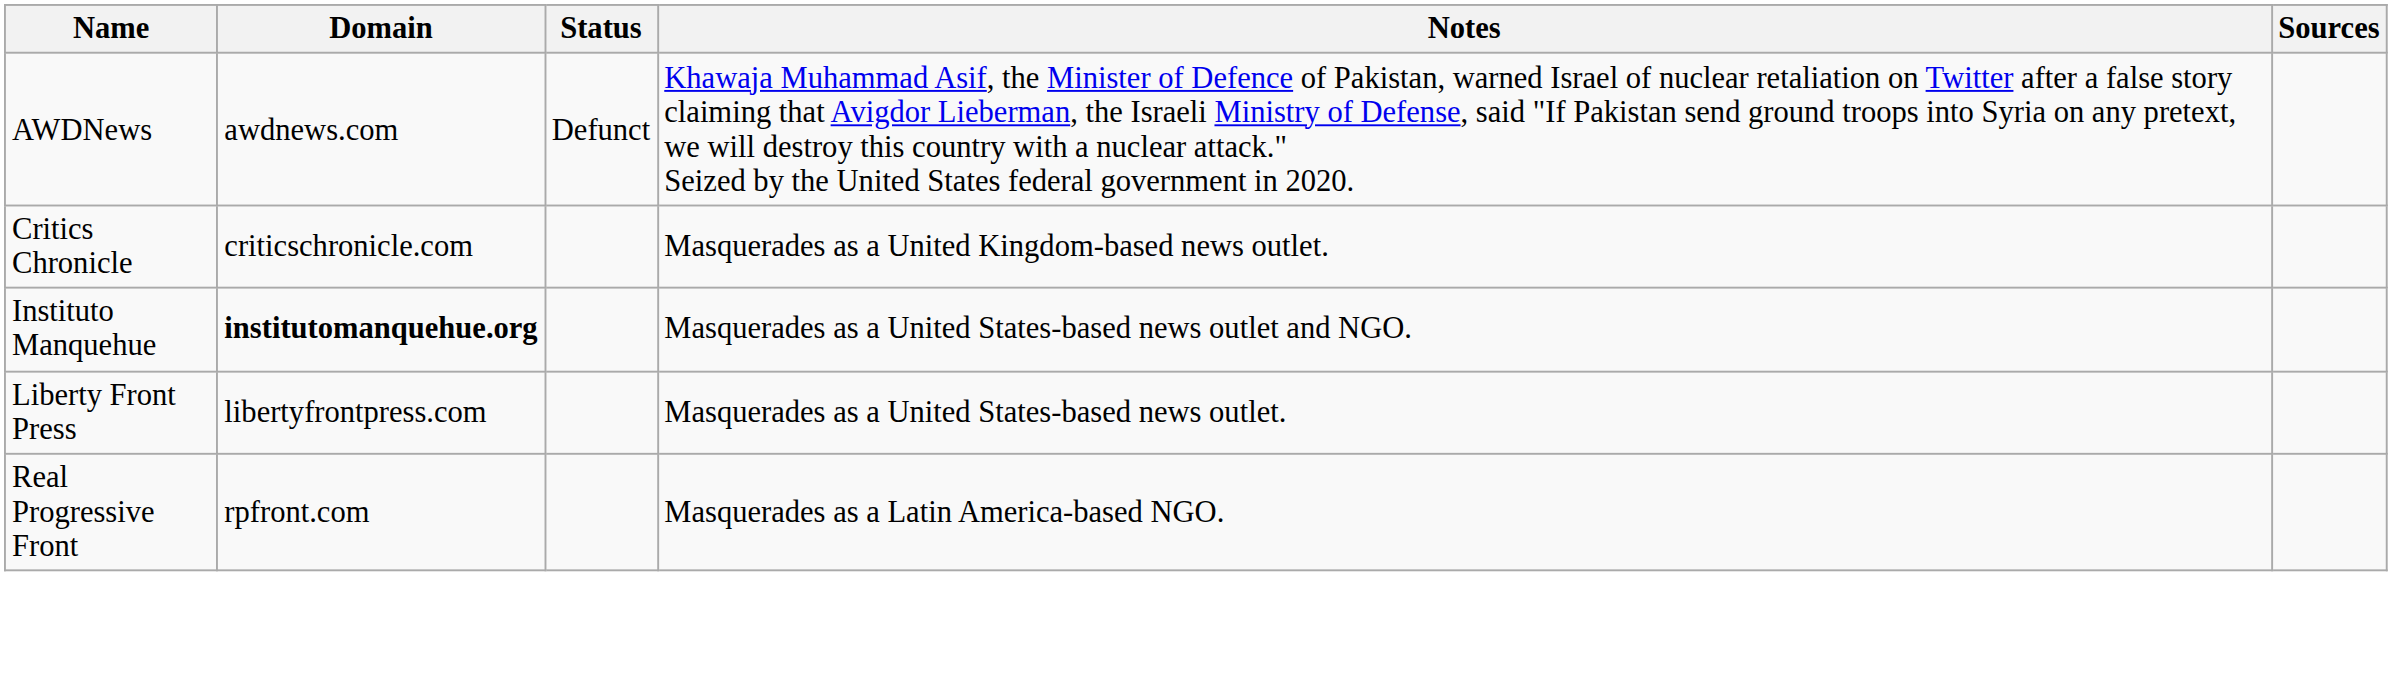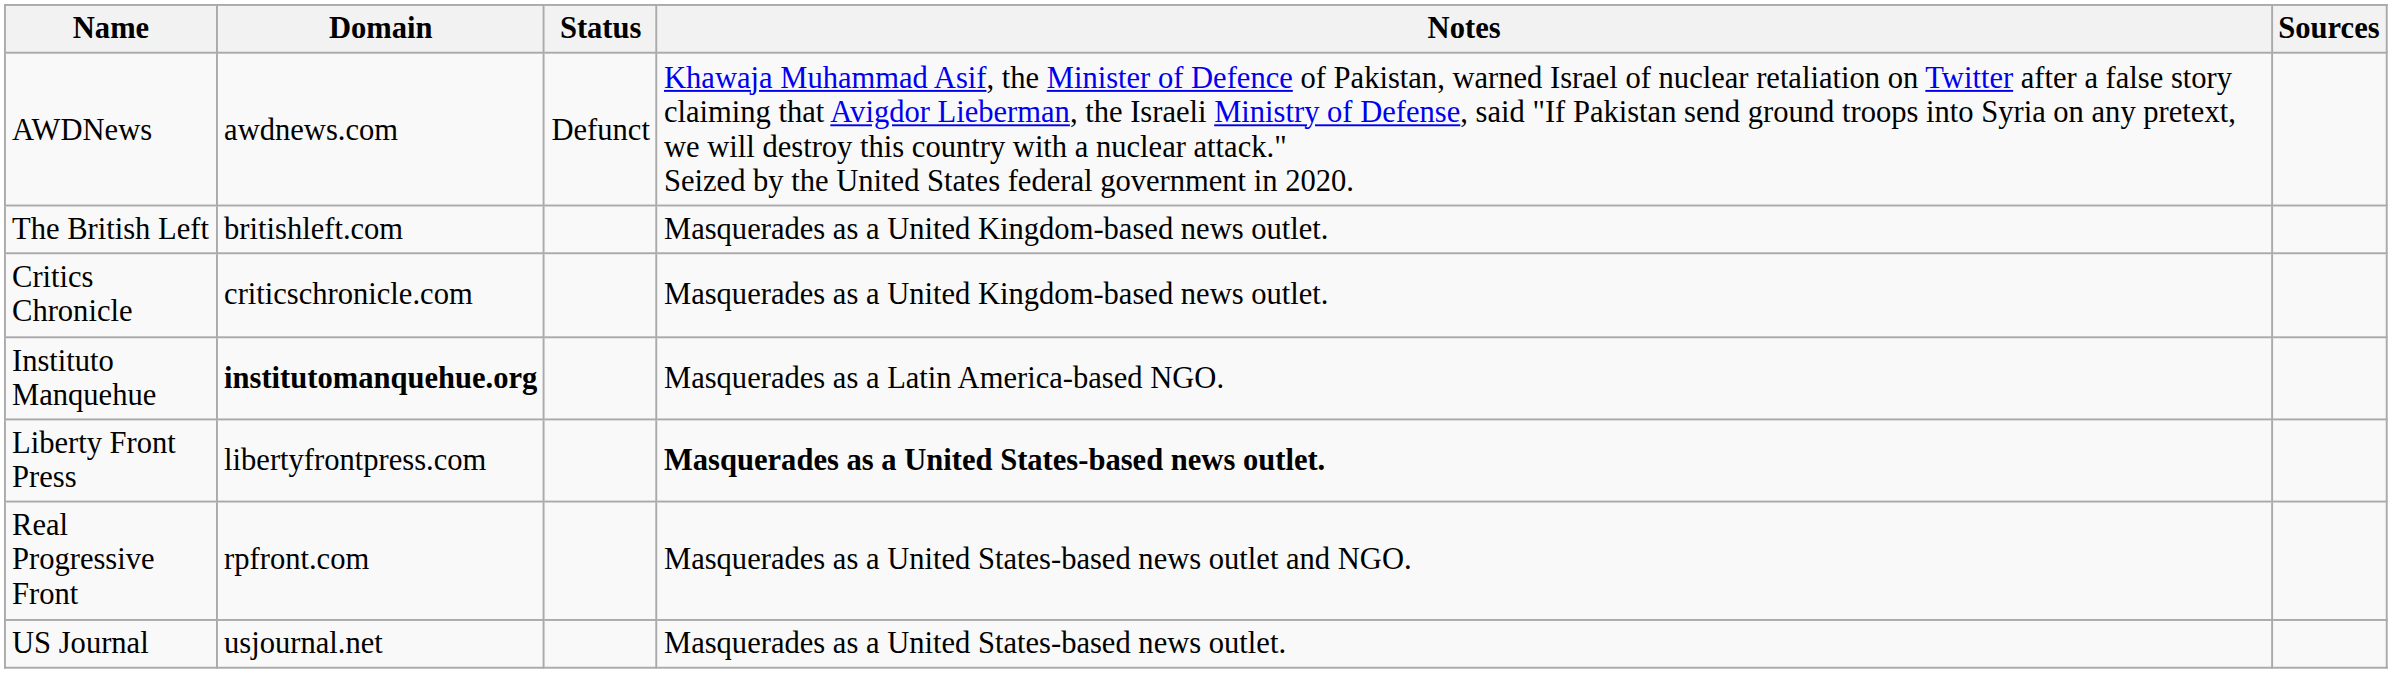+ row: (110, 228)
(1038, 328) Masquerades as a United States-based news outlet and NGO. -> (944, 377) Masquerades as a Latin America-based NGO.
(975, 411) normal -> (995, 460) bold
(944, 511) Masquerades as a Latin America-based NGO. -> (1038, 560) Masquerades as a United States-based news outlet and NGO.
+ row: (80, 643)
